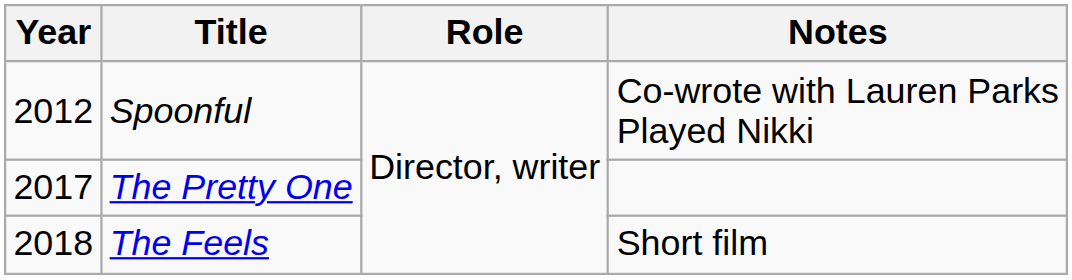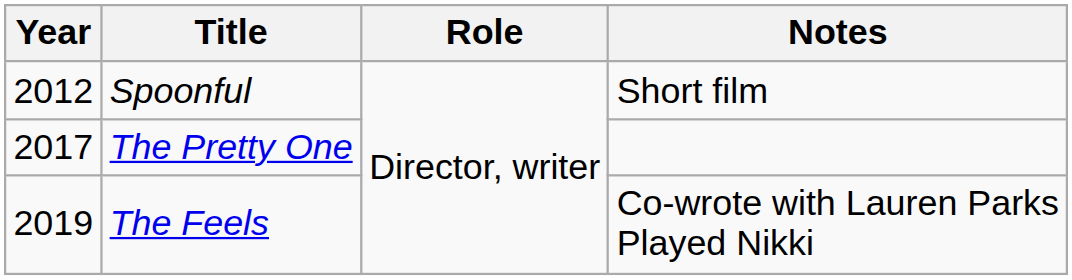(838, 109) Co-wrote with Lauren Parks Played Nikki -> (692, 89) Short film
(53, 243) 2018 -> (53, 223) 2019
(692, 243) Short film -> (838, 223) Co-wrote with Lauren Parks Played Nikki
